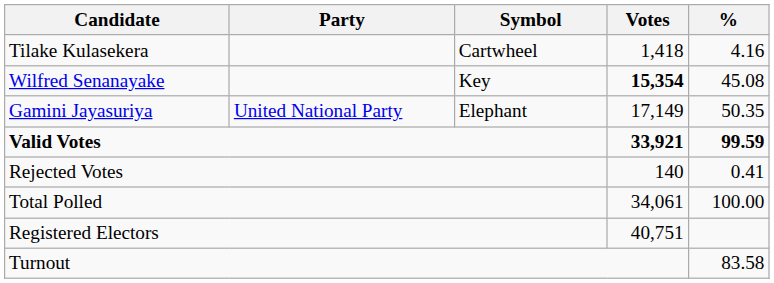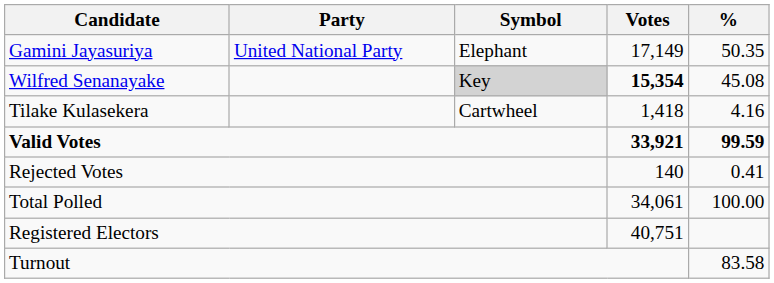rows swapped: (81, 111) <-> (79, 50)
(475, 80) no background -> (475, 80) lightgrey background
